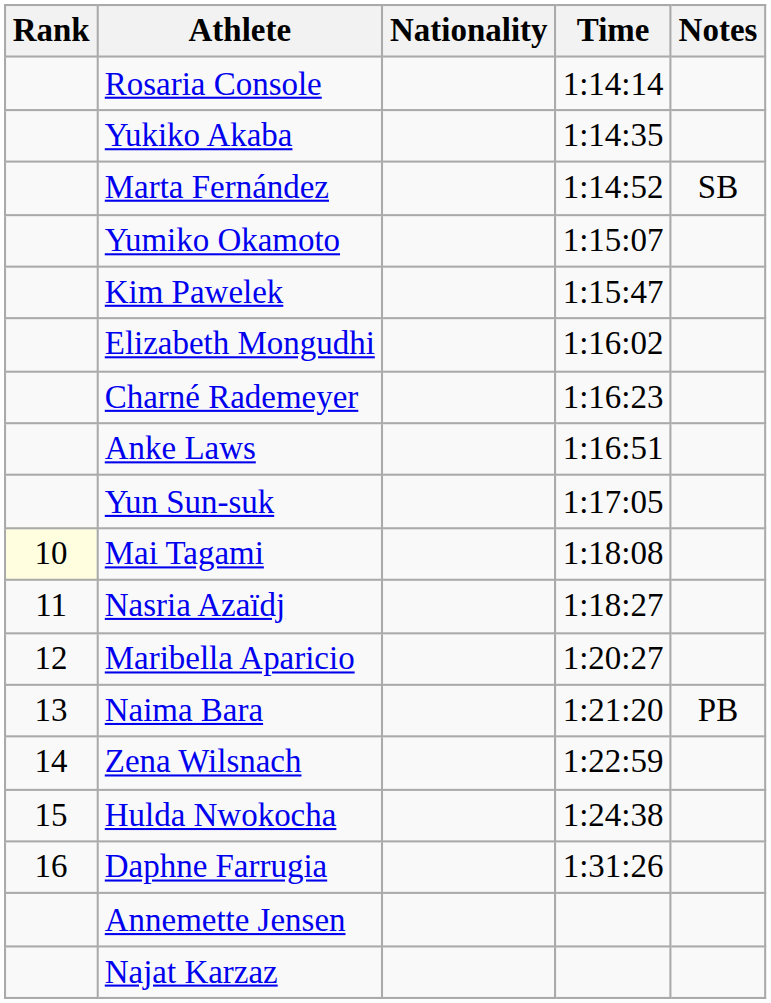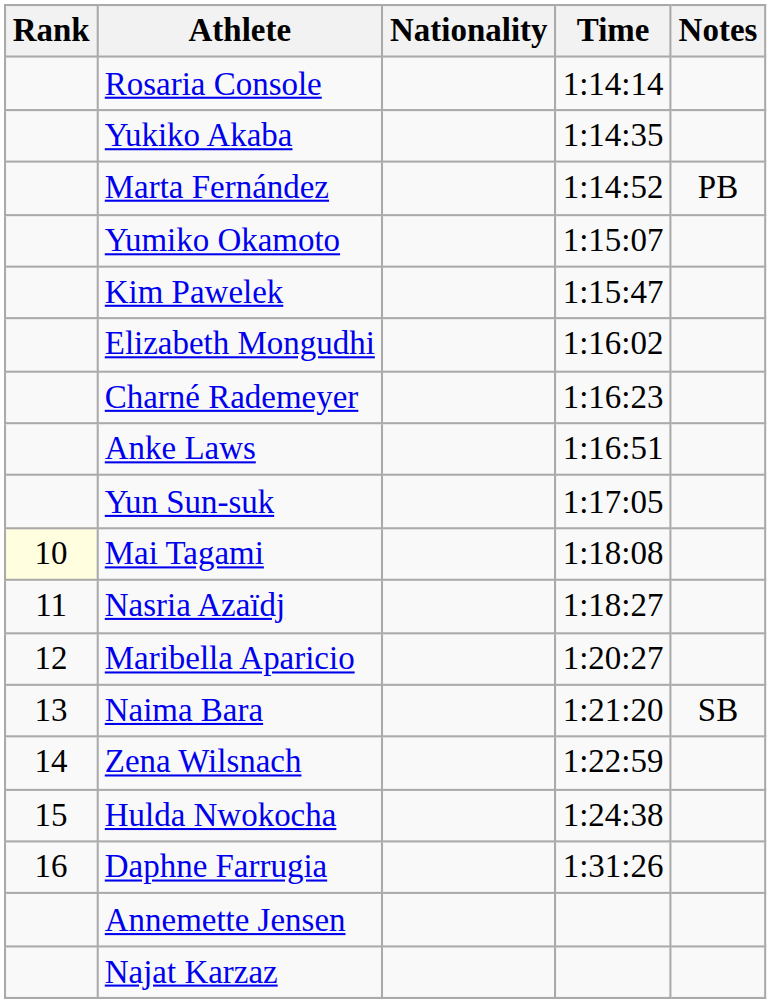(718, 187) SB -> (718, 187) PB
(718, 710) PB -> (718, 710) SB
